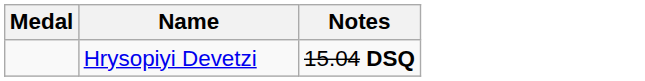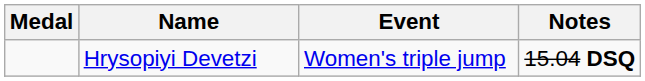+ column: (409, 22)
